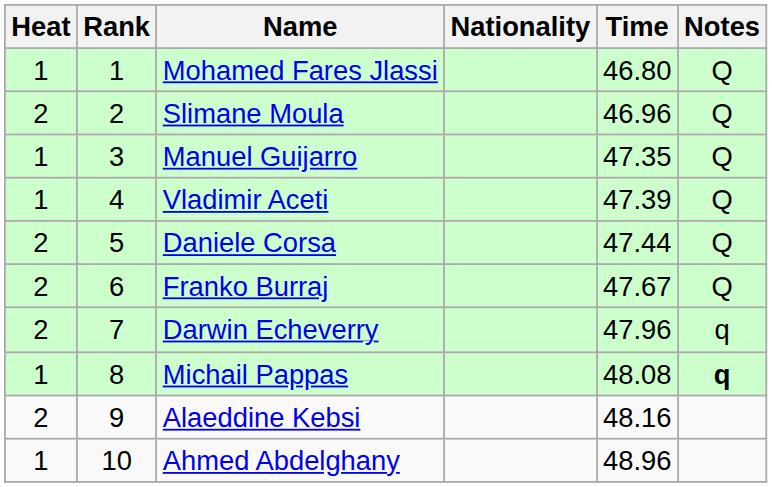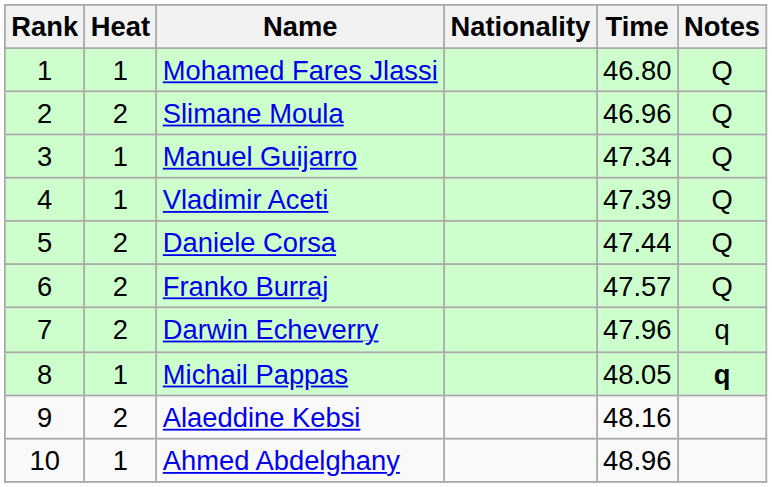columns swapped: (117, 27) <-> (41, 27)
(637, 157) 47.35 -> (637, 157) 47.34
(637, 287) 47.67 -> (637, 287) 47.57
(637, 373) 48.08 -> (637, 373) 48.05
